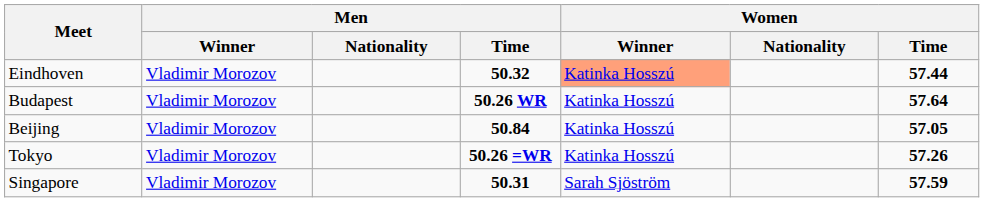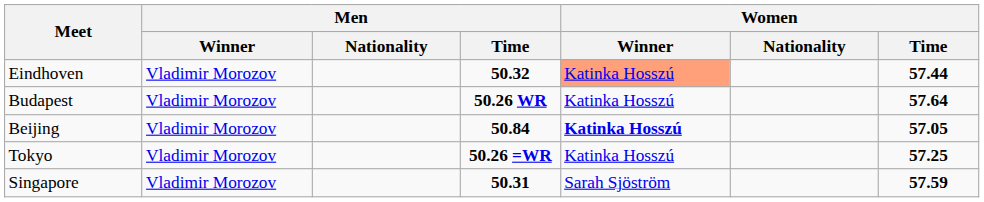(619, 127) normal -> (623, 127) bold
(928, 155) 57.26 -> (928, 155) 57.25
